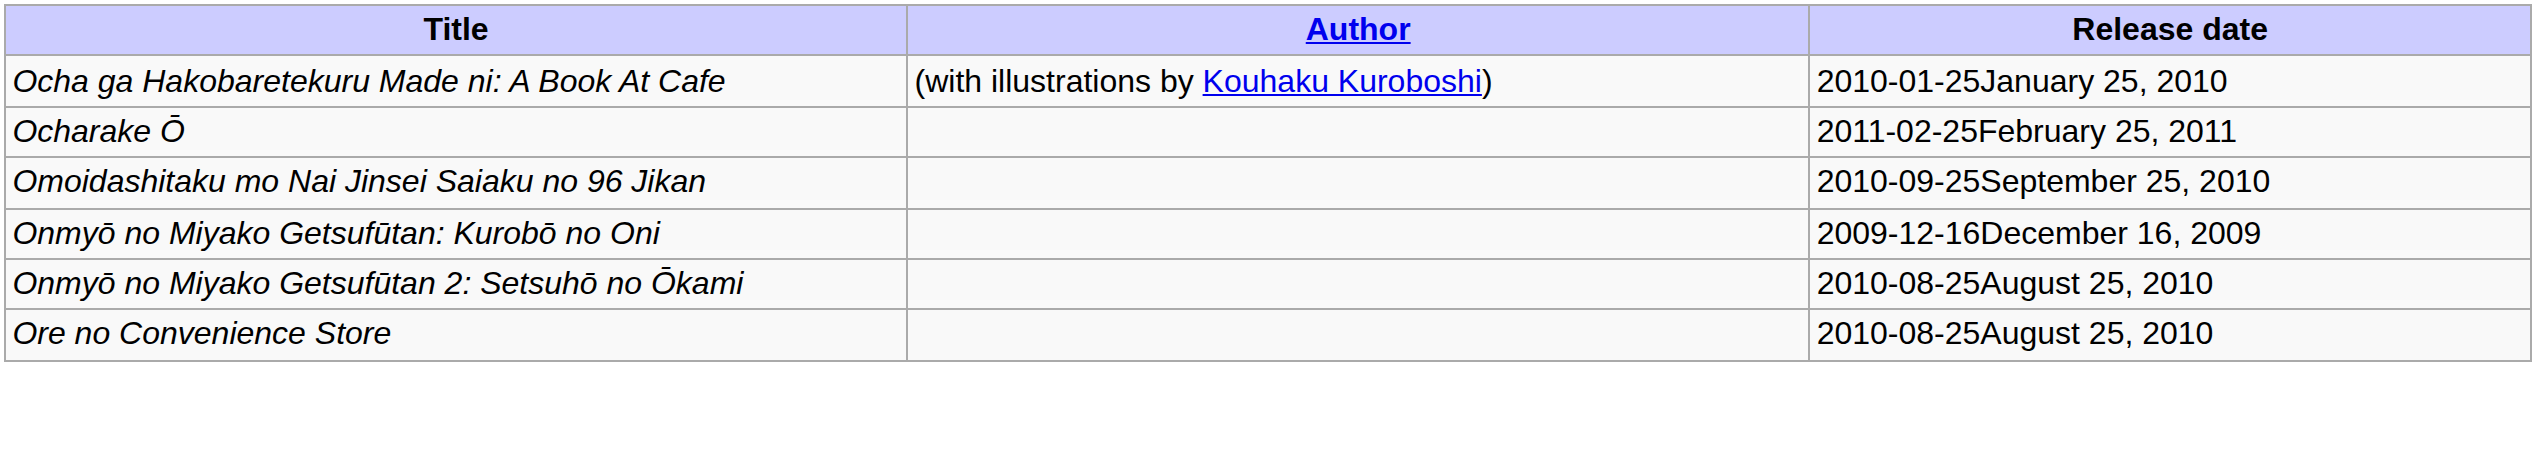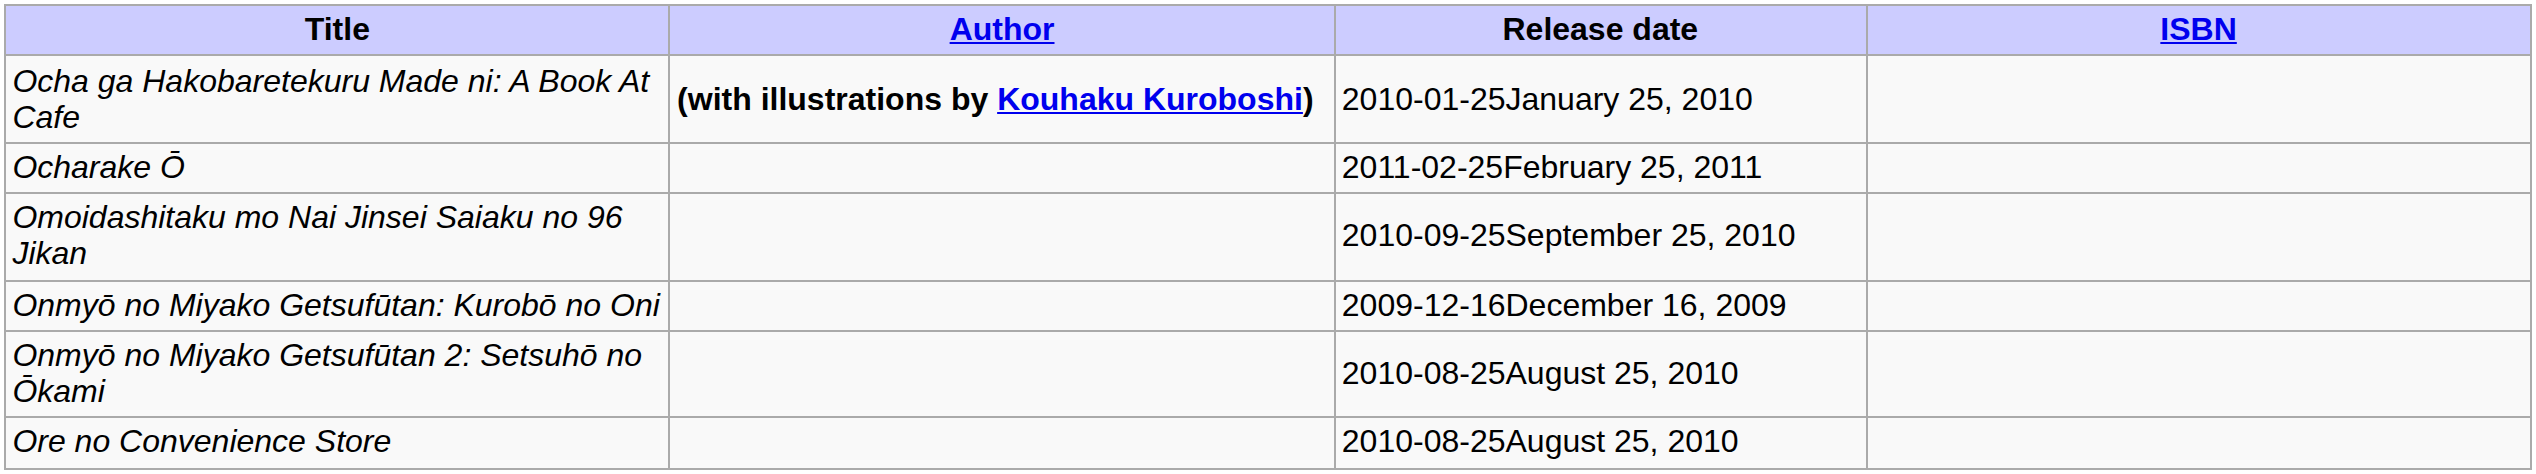+ column: (2199, 29)
(1204, 80) normal -> (995, 98) bold
